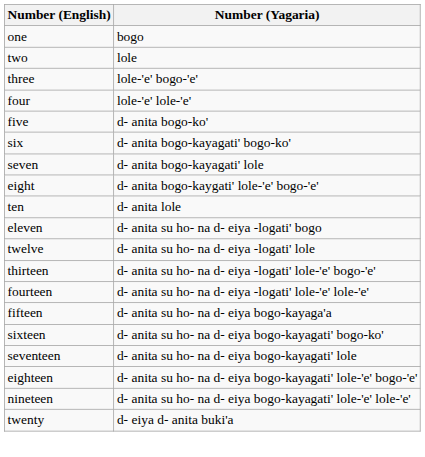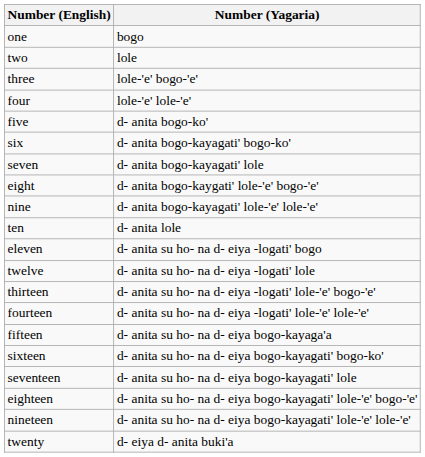+ row: (19, 206)
